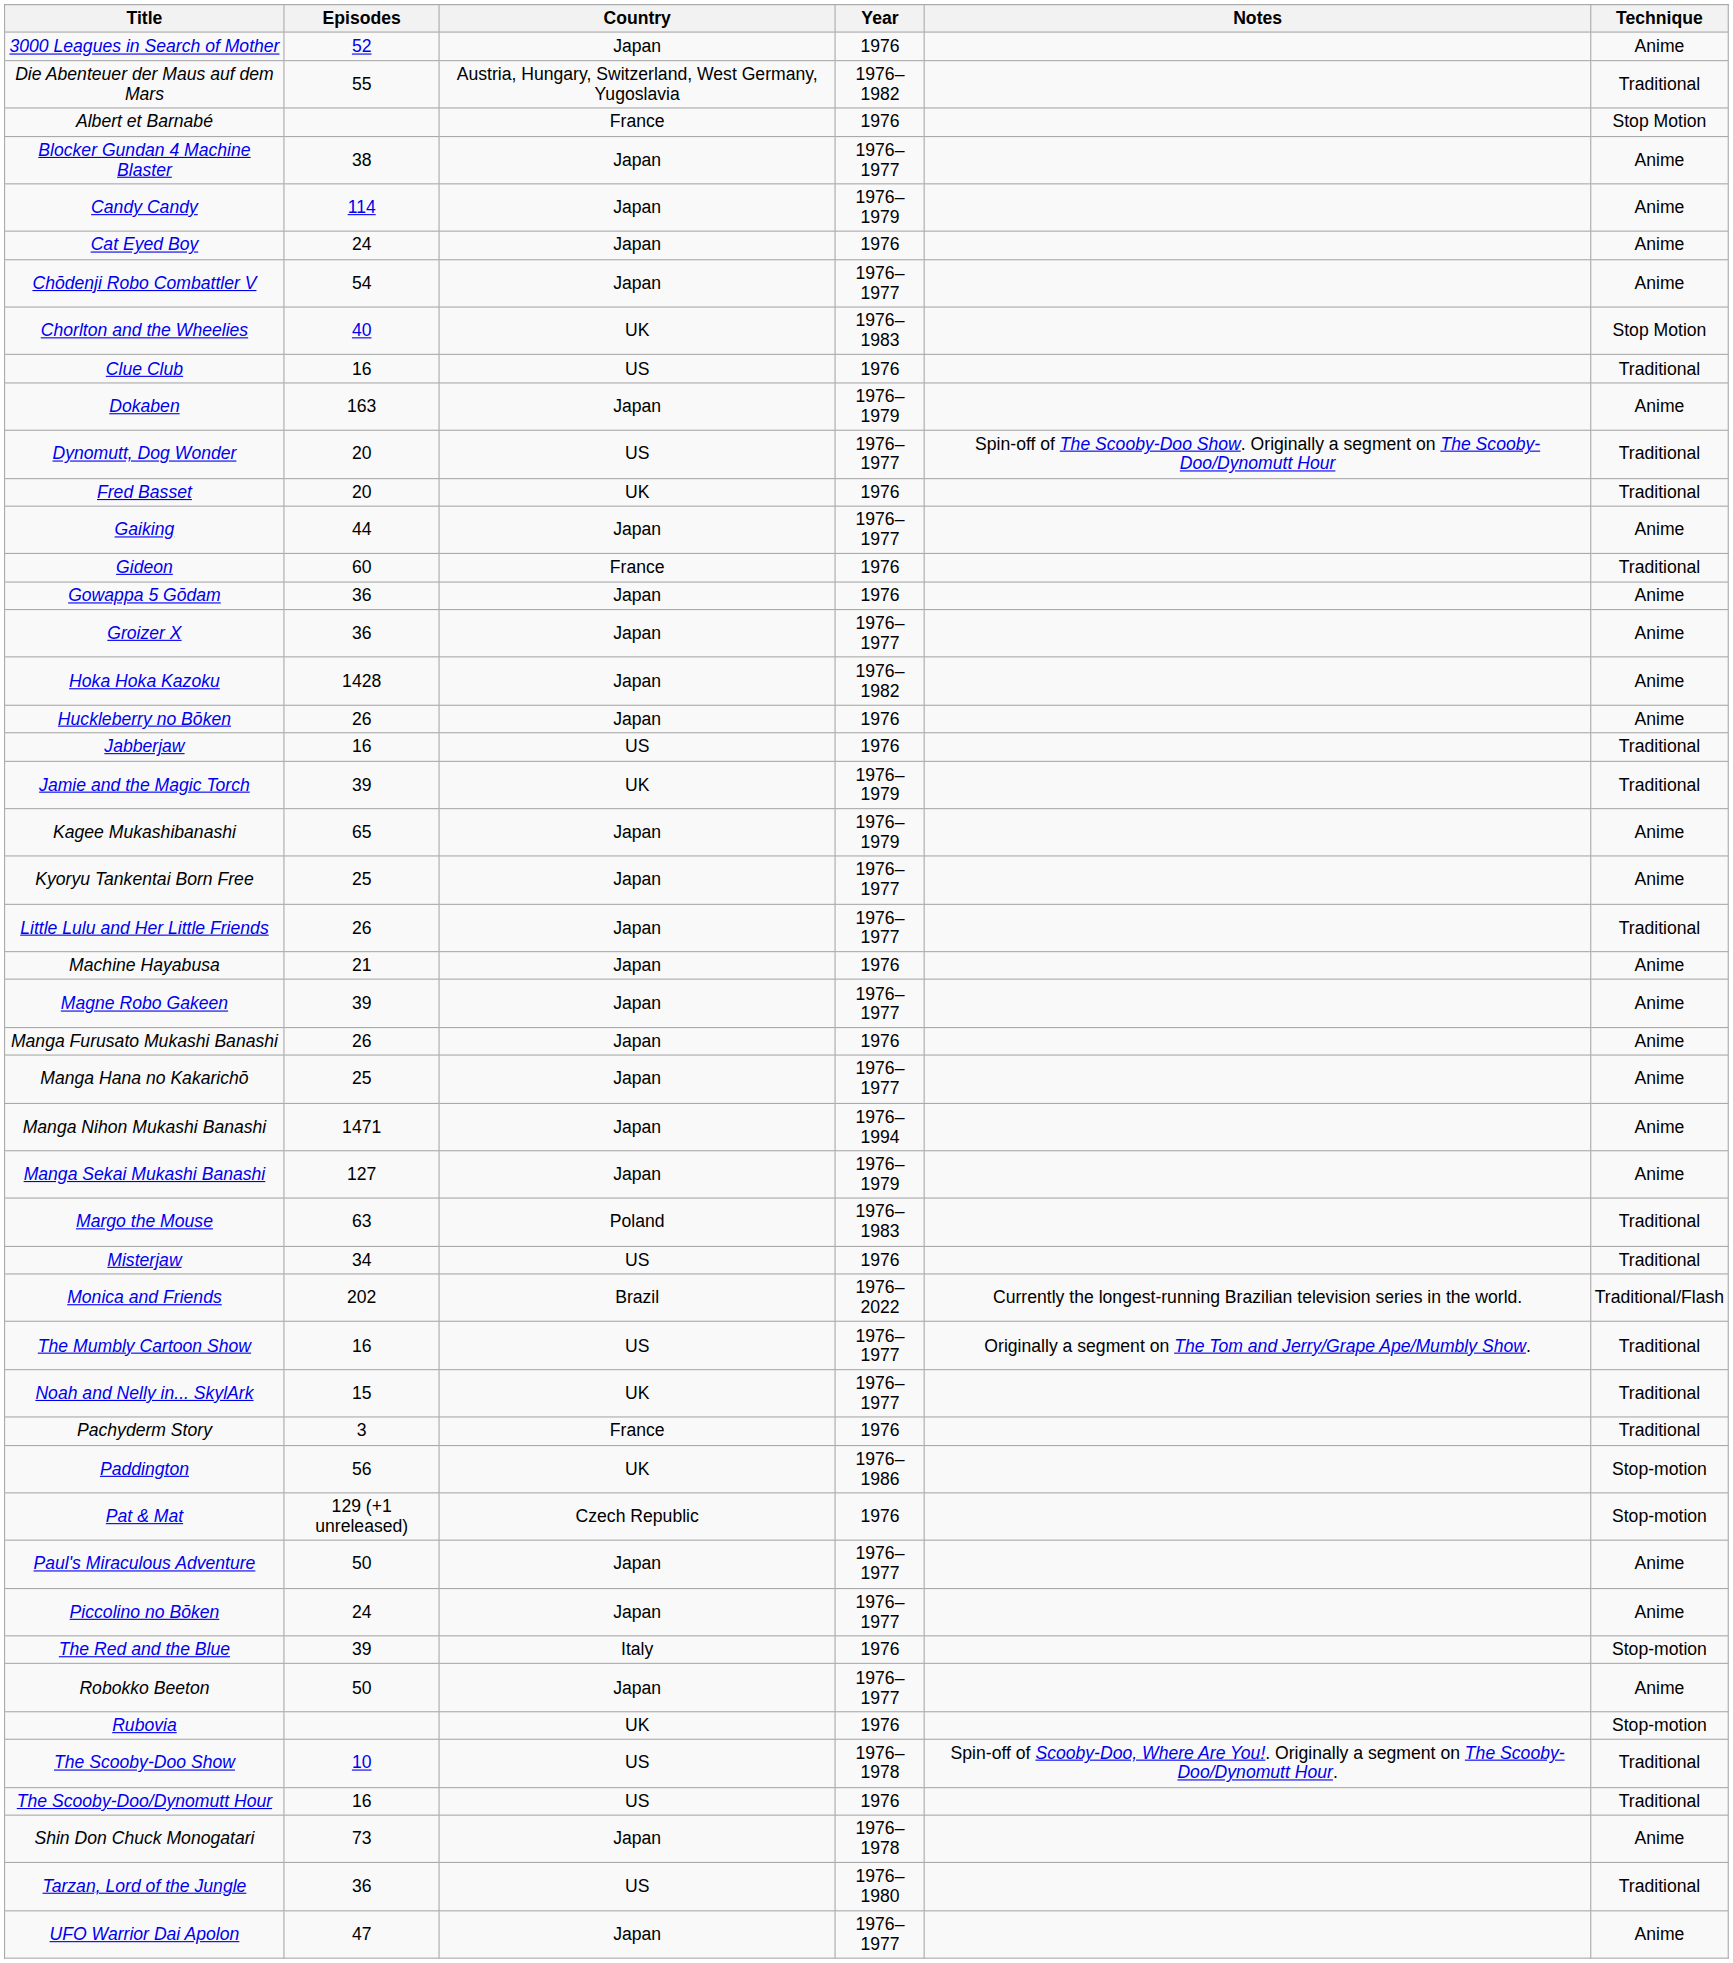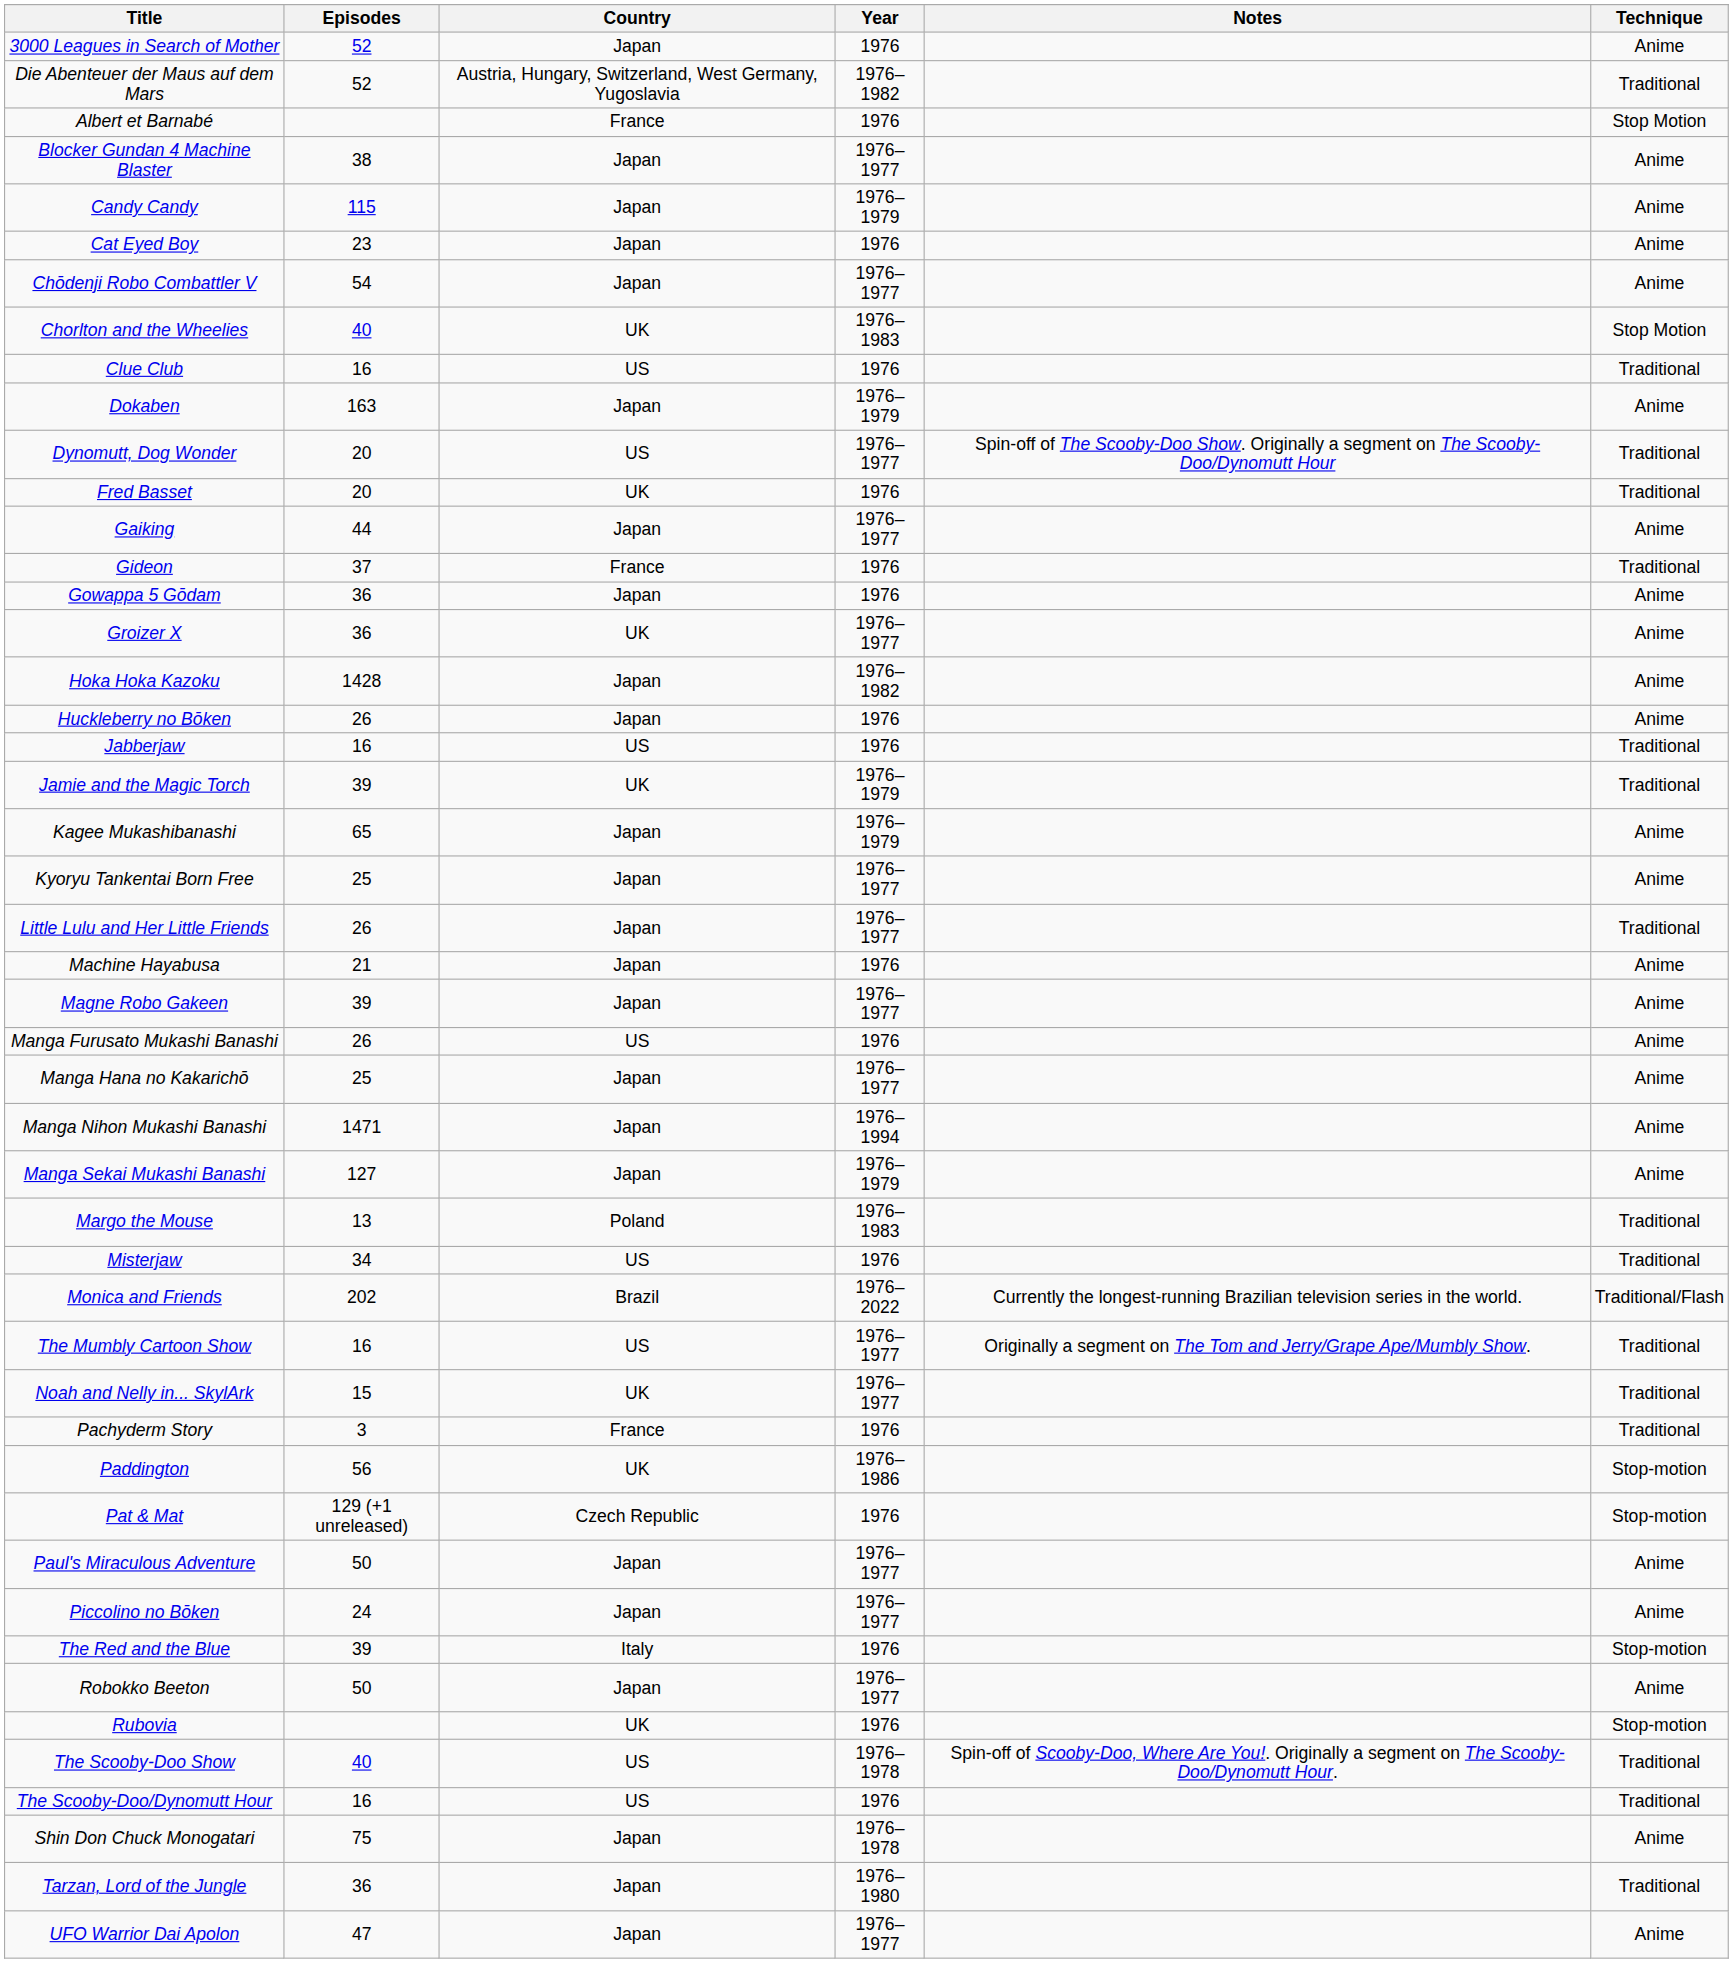(362, 84) 55 -> (362, 84) 52
(362, 207) 114 -> (362, 207) 115
(362, 245) 24 -> (362, 245) 23
(362, 567) 60 -> (362, 567) 37
(637, 633) Japan -> (637, 633) UK
(637, 1041) Japan -> (637, 1041) US
(362, 1222) 63 -> (362, 1222) 13
(362, 1763) 10 -> (362, 1763) 40
(362, 1838) 73 -> (362, 1838) 75
(637, 1886) US -> (637, 1886) Japan
